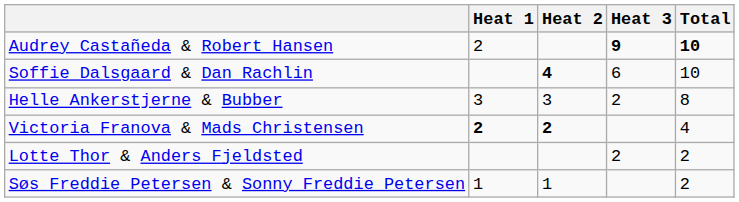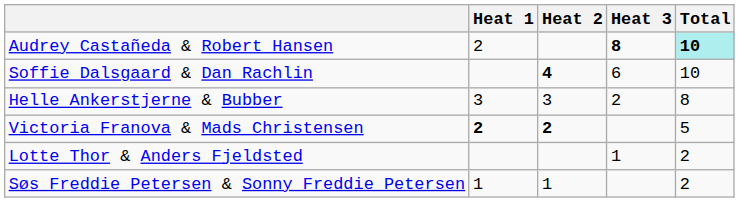(616, 46) 9 -> (616, 46) 8
(690, 46) no background -> (690, 46) paleturquoise background
(685, 129) 4 -> (685, 129) 5
(616, 156) 2 -> (616, 156) 1
